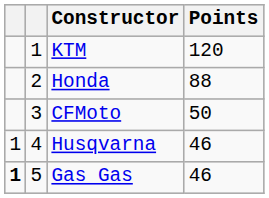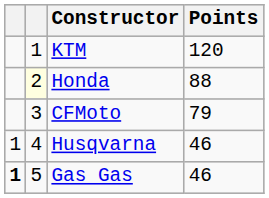(36, 83) no background -> (36, 83) lightyellow background
(200, 115) 50 -> (200, 115) 79
